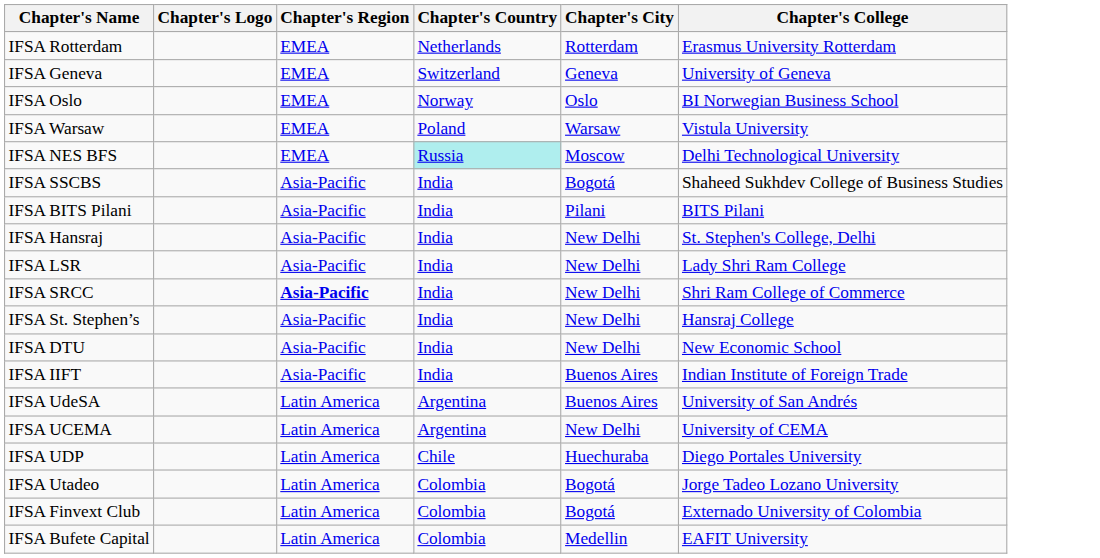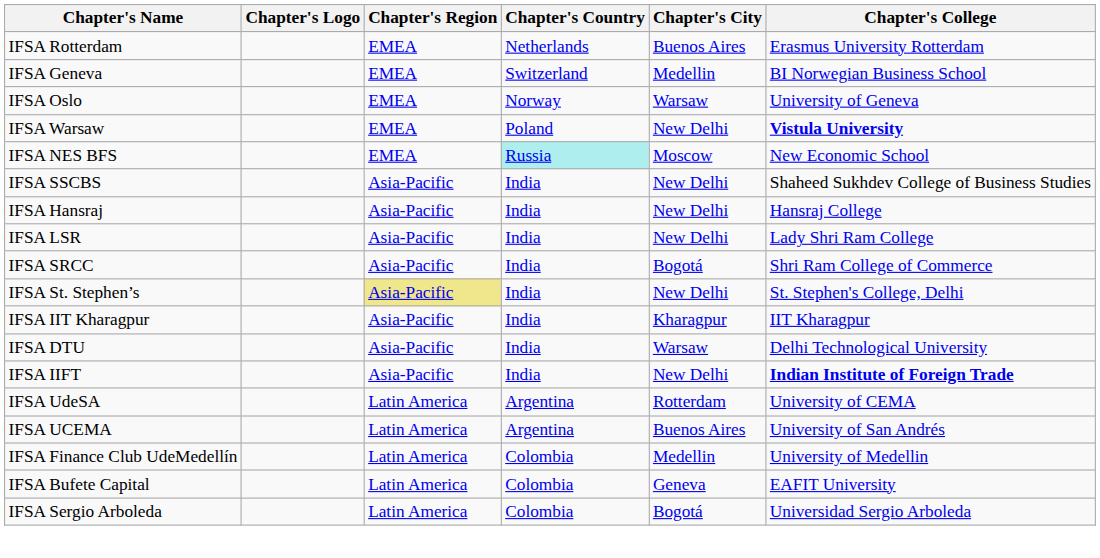(602, 45) Rotterdam -> (699, 45) Buenos Aires
(591, 73) Geneva -> (684, 73) Medellin
(756, 73) University of Geneva -> (878, 73) BI Norwegian Business School
(581, 100) Oslo -> (680, 100) Warsaw
(790, 100) BI Norwegian Business School -> (844, 100) University of Geneva
(593, 127) Warsaw -> (691, 127) New Delhi
(745, 127) normal -> (836, 127) bold
(791, 155) Delhi Technological University -> (849, 155) New Economic School
(590, 182) Bogotá -> (691, 182) New Delhi
- row: (70, 210)
(779, 237) St. Stephen's College, Delhi -> (826, 210) Hansraj College
(324, 292) bold -> (411, 264) normal
(603, 292) New Delhi -> (678, 264) Bogotá
(323, 319) no background -> (411, 292) khaki background
(738, 319) Hansraj College -> (867, 292) St. Stephen's College, Delhi
+ row: (79, 319)
(603, 347) New Delhi -> (680, 347) Warsaw
(762, 347) New Economic School -> (878, 347) Delhi Technological University
(611, 374) Buenos Aires -> (691, 374) New Delhi
(795, 374) normal -> (892, 374) bold
(611, 401) Buenos Aires -> (689, 401) Rotterdam
(770, 401) University of San Andrés -> (843, 401) University of CEMA
(603, 429) New Delhi -> (699, 429) Buenos Aires
(755, 429) University of CEMA -> (857, 429) University of San Andrés
- row: (46, 456)
- row: (54, 484)
- row: (74, 511)
+ row: (123, 456)
(596, 538) Medellin -> (679, 484) Geneva
+ row: (85, 511)
